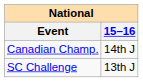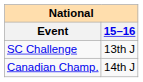rows swapped: (53, 49) <-> (42, 67)
